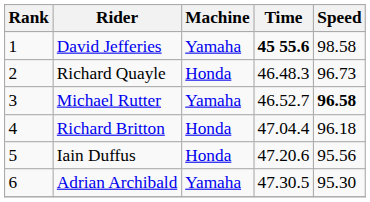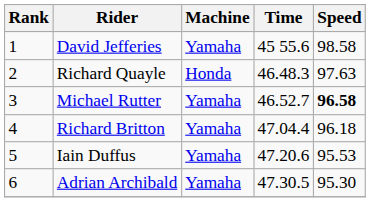(283, 45) bold -> (283, 45) normal
(337, 73) 96.73 -> (337, 73) 97.63
(208, 127) Honda -> (213, 127) Yamaha
(208, 155) Honda -> (213, 155) Yamaha
(337, 155) 95.56 -> (337, 155) 95.53
